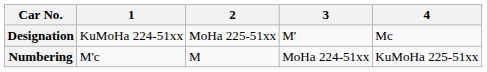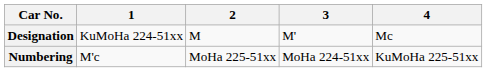(233, 35) MoHa 225-51xx -> (195, 35) M
(195, 56) M -> (233, 56) MoHa 225-51xx
